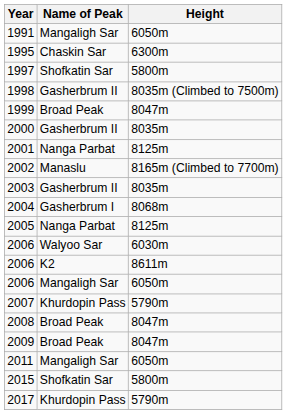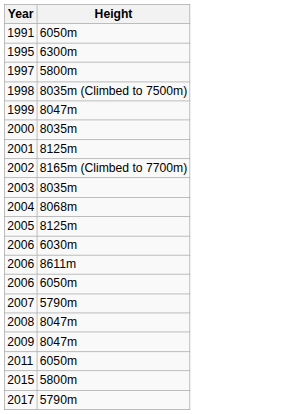- column: (83, 14)
